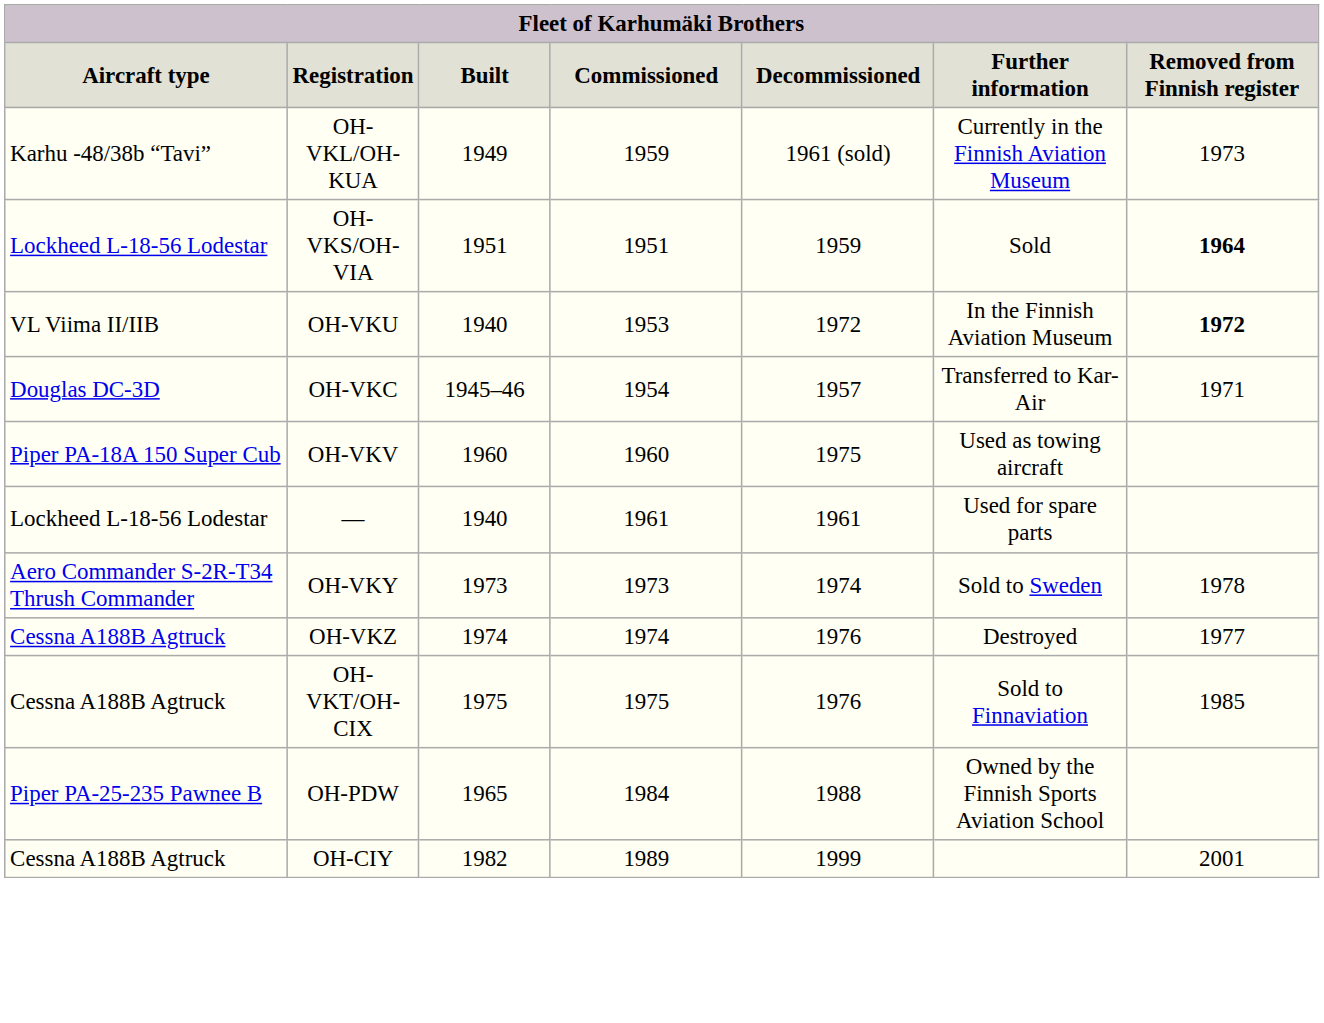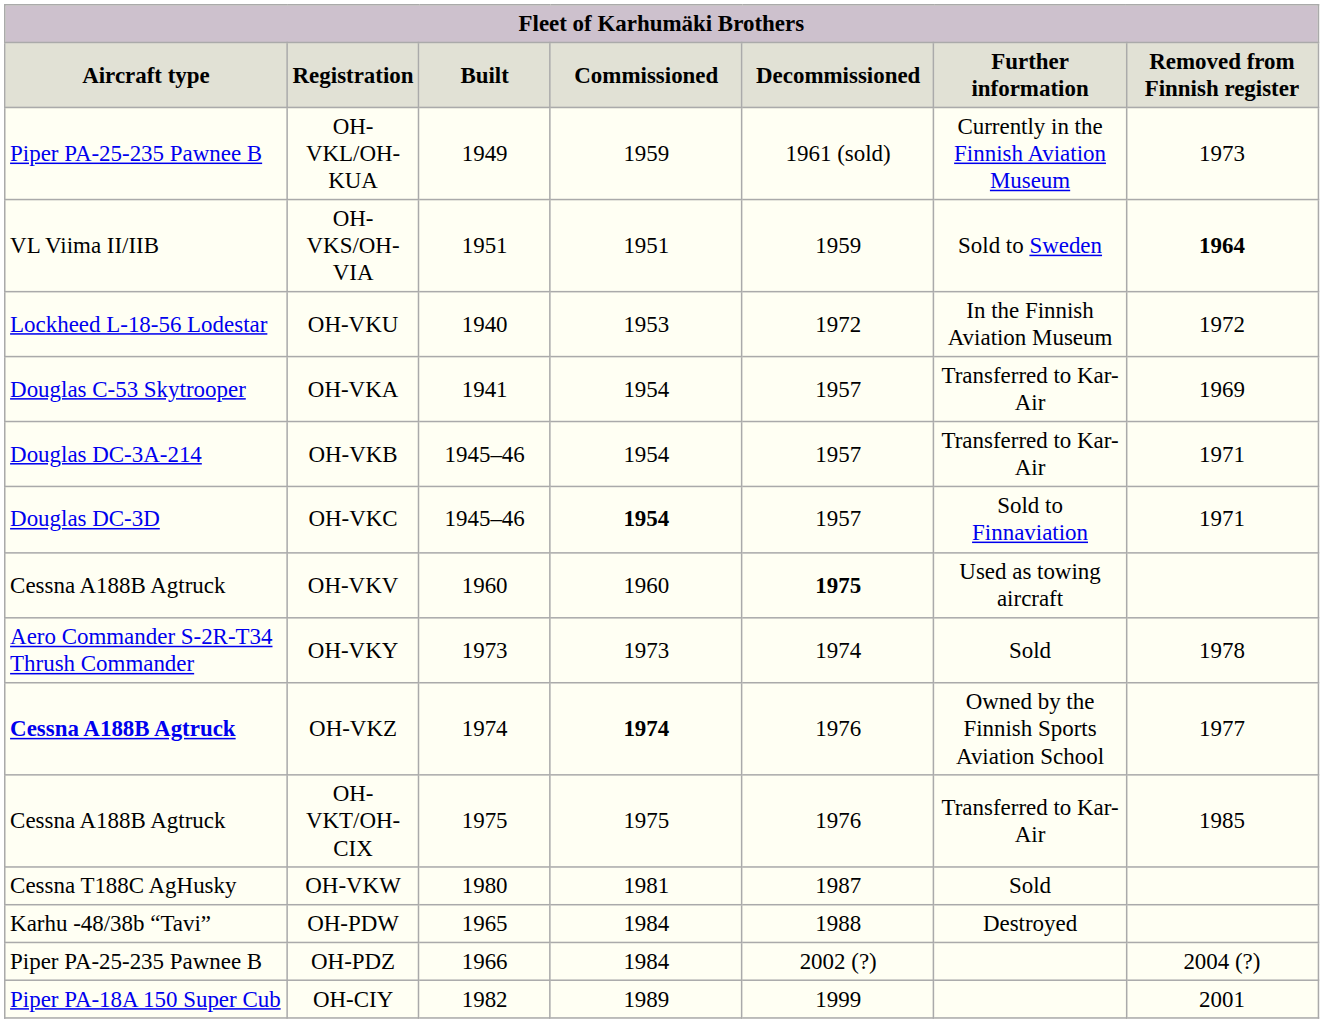(111, 153) Karhu -48/38b “Tavi” -> (136, 153) Piper PA-25-235 Pawnee B
(139, 245) Lockheed L-18-56 Lodestar -> (85, 245) VL Viima II/IIB
(1030, 245) Sold -> (1030, 245) Sold to Sweden
(85, 324) VL Viima II/IIB -> (139, 324) Lockheed L-18-56 Lodestar
(1222, 324) bold -> (1222, 324) normal
+ row: (353, 389)
+ row: (353, 454)
(646, 389) normal -> (646, 519) bold
(1030, 389) Transferred to Kar-Air -> (1030, 519) Sold to Finnaviation
(145, 454) Piper PA-18A 150 Super Cub -> (118, 584) Cessna A188B Agtruck
(838, 454) normal -> (838, 584) bold
- row: (353, 519)
(1030, 584) Sold to Sweden -> (1030, 649) Sold
(118, 636) normal -> (123, 728) bold
(646, 636) normal -> (646, 728) bold
(1030, 636) Destroyed -> (1030, 728) Owned by the Finnish Sports Aviation School
(1030, 701) Sold to Finnaviation -> (1030, 820) Transferred to Kar-Air
+ row: (353, 885)
(136, 793) Piper PA-25-235 Pawnee B -> (111, 923) Karhu -48/38b “Tavi”
(1030, 793) Owned by the Finnish Sports Aviation School -> (1030, 923) Destroyed
+ row: (353, 961)
(118, 858) Cessna A188B Agtruck -> (145, 998) Piper PA-18A 150 Super Cub
